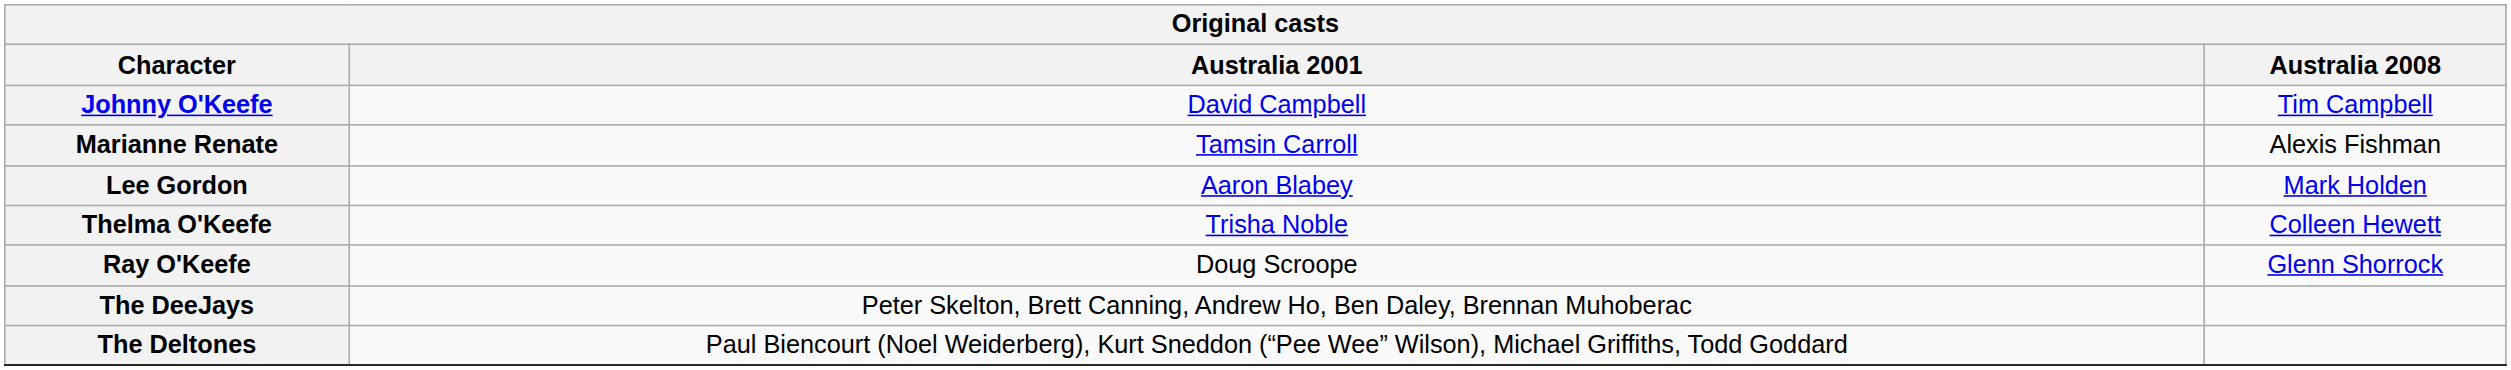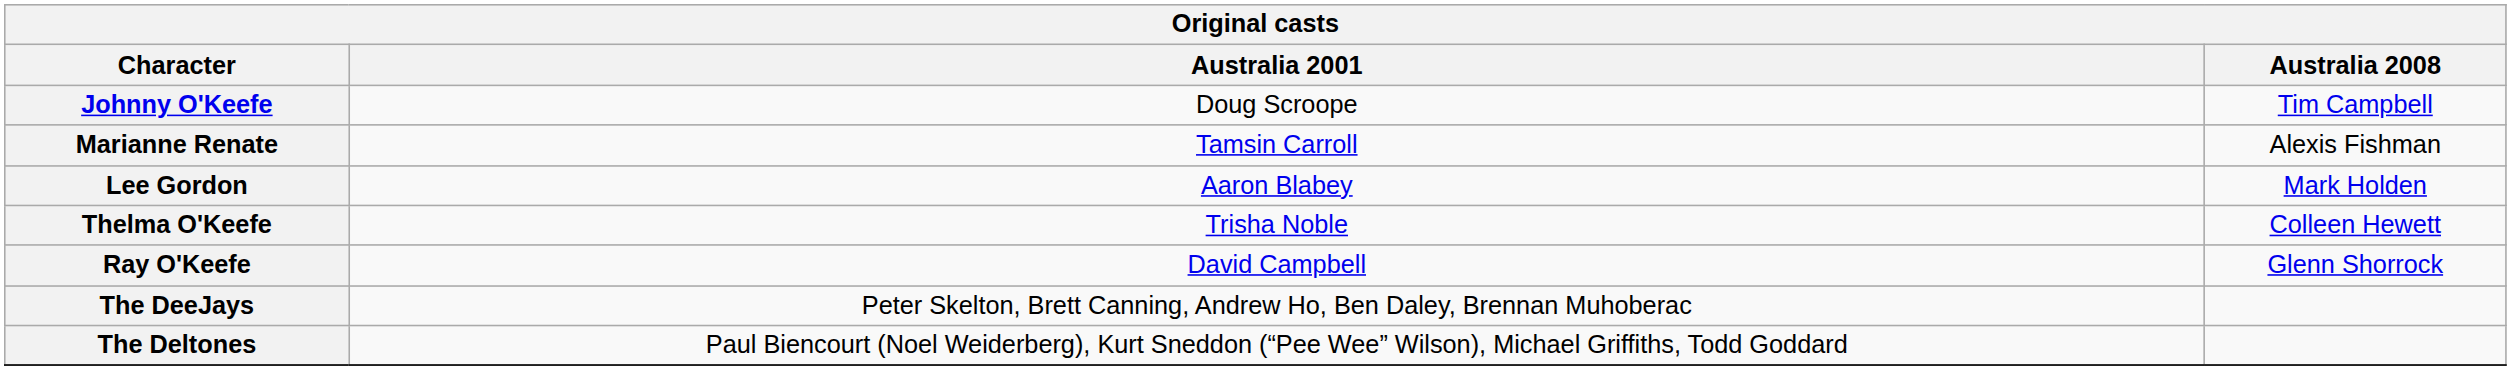(1277, 104) David Campbell -> (1277, 104) Doug Scroope
(1277, 265) Doug Scroope -> (1277, 265) David Campbell
